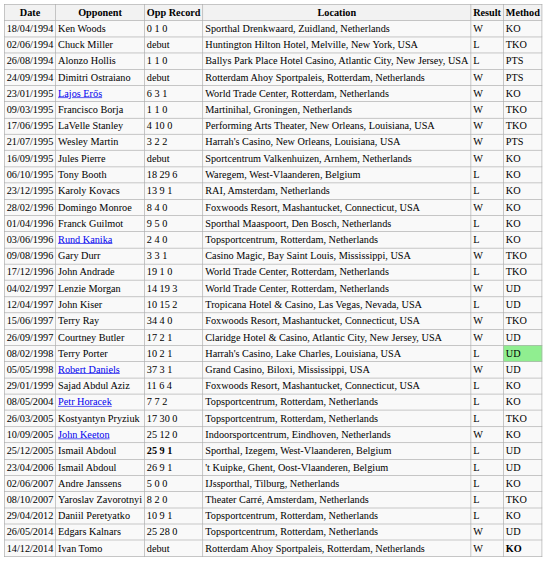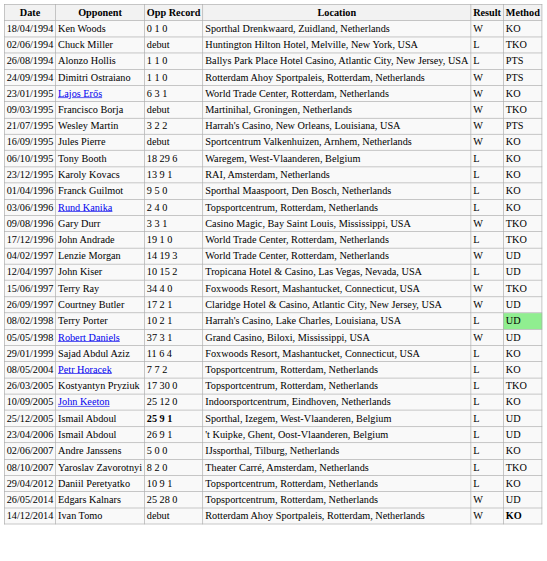(158, 77) debut -> (157, 77) 1 1 0
(157, 110) 1 1 0 -> (158, 110) debut
- row: (30, 126)
- row: (30, 207)
(478, 434) W -> (476, 402) L
